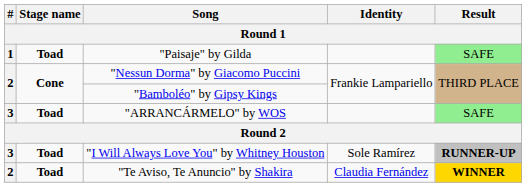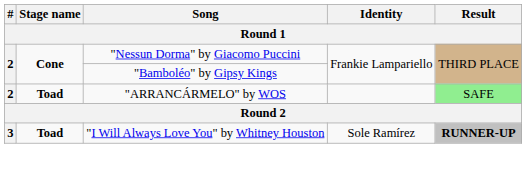- row: (205, 53)
(10, 113) 3 -> (10, 93) 2
- row: (205, 172)
